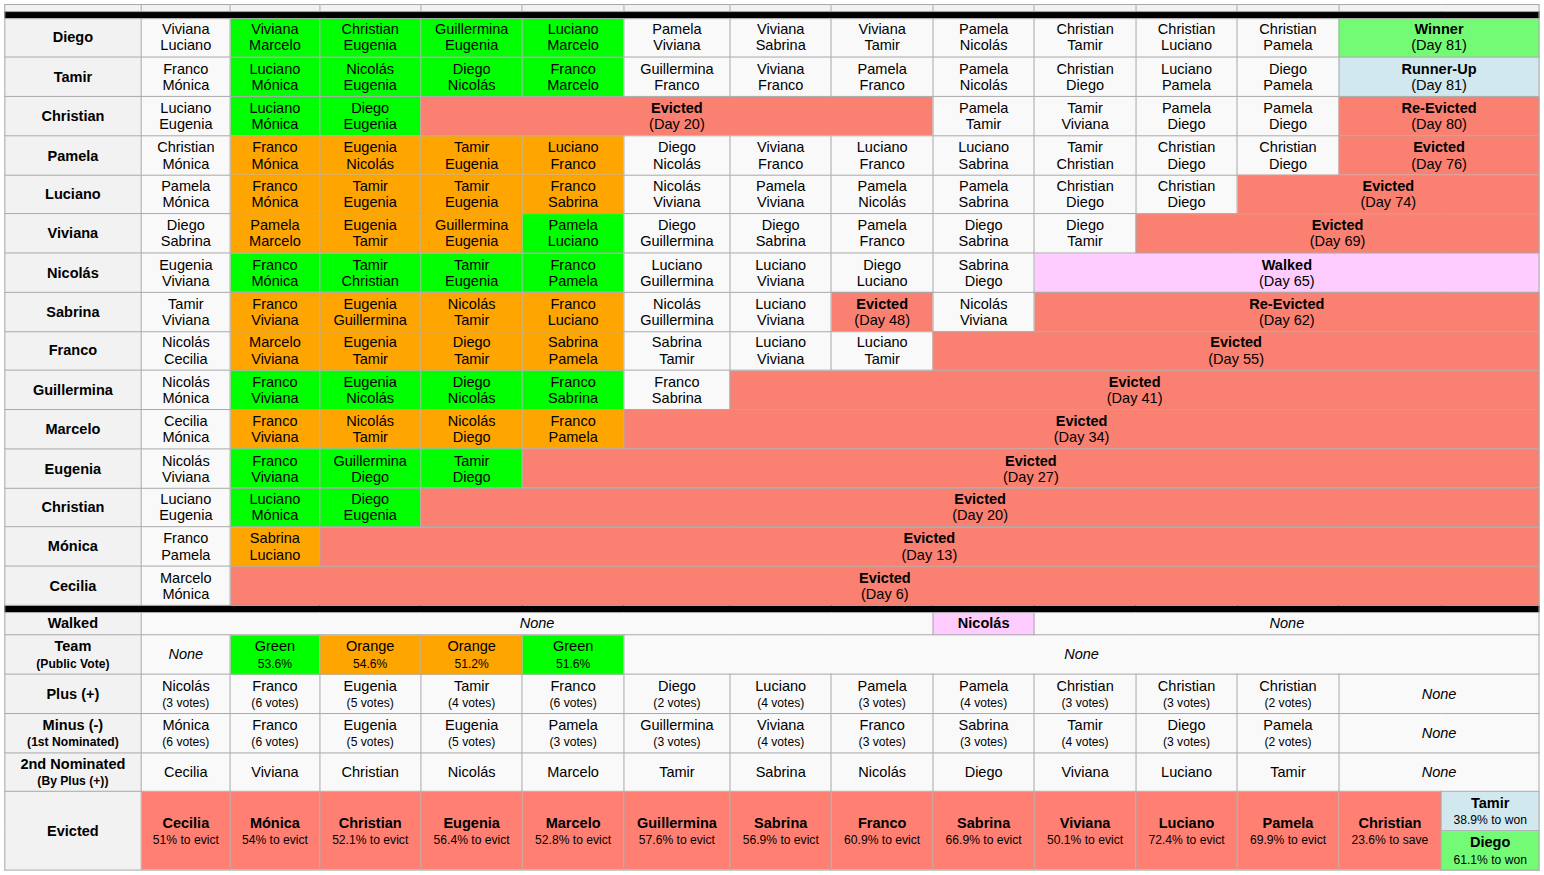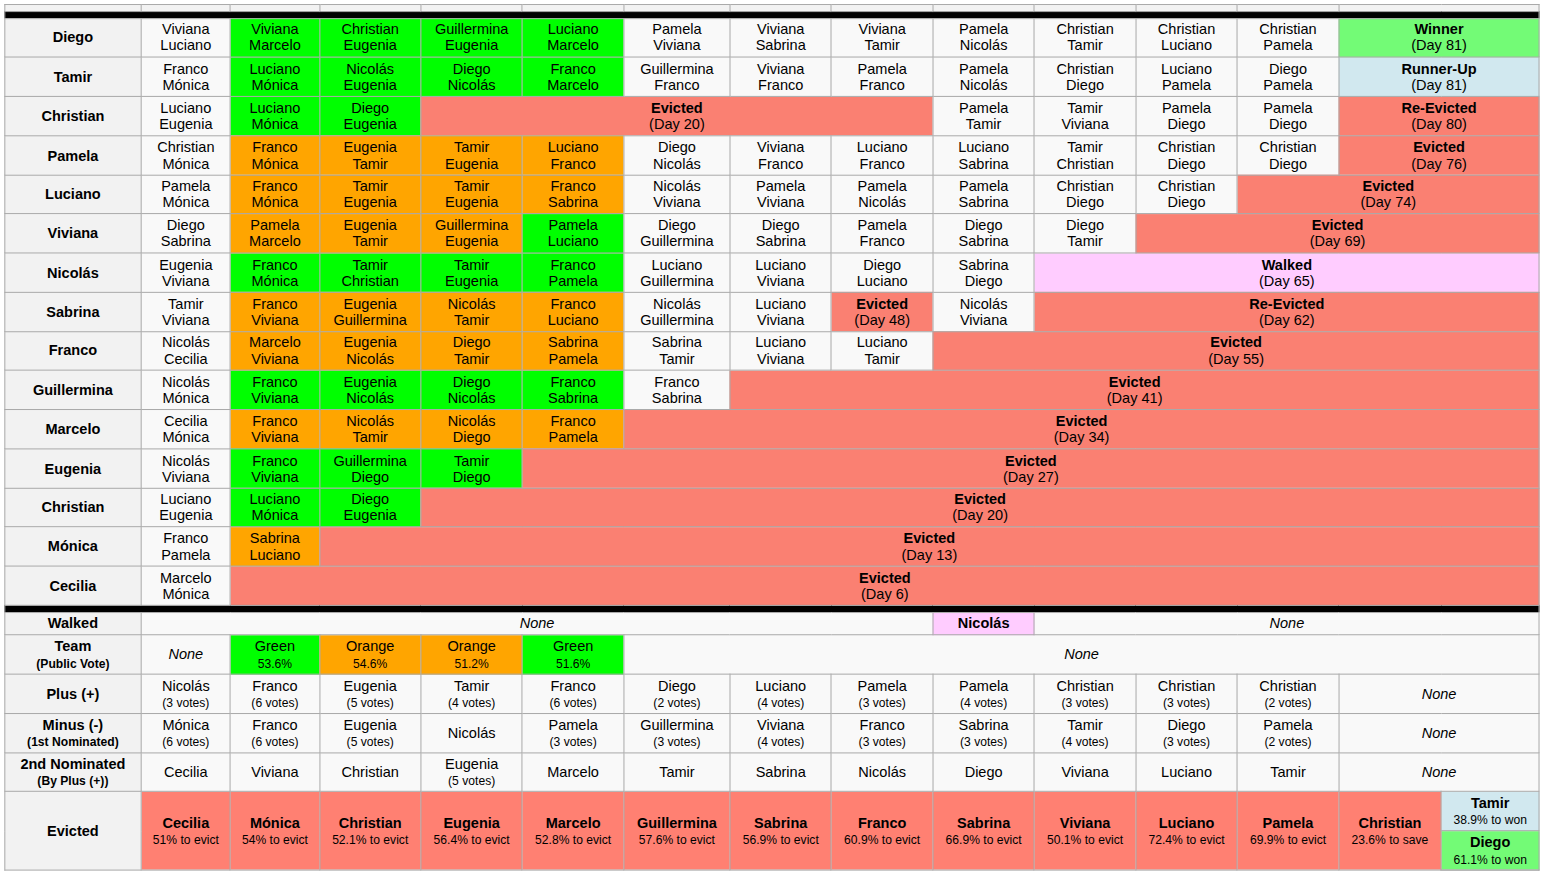(370, 156) Eugenia Nicolás -> (370, 156) Eugenia Tamir
(370, 351) Eugenia Tamir -> (370, 351) Eugenia Nicolás
(472, 733) Eugenia (5 votes) -> (472, 733) Nicolás
(472, 772) Nicolás -> (472, 772) Eugenia (5 votes)
